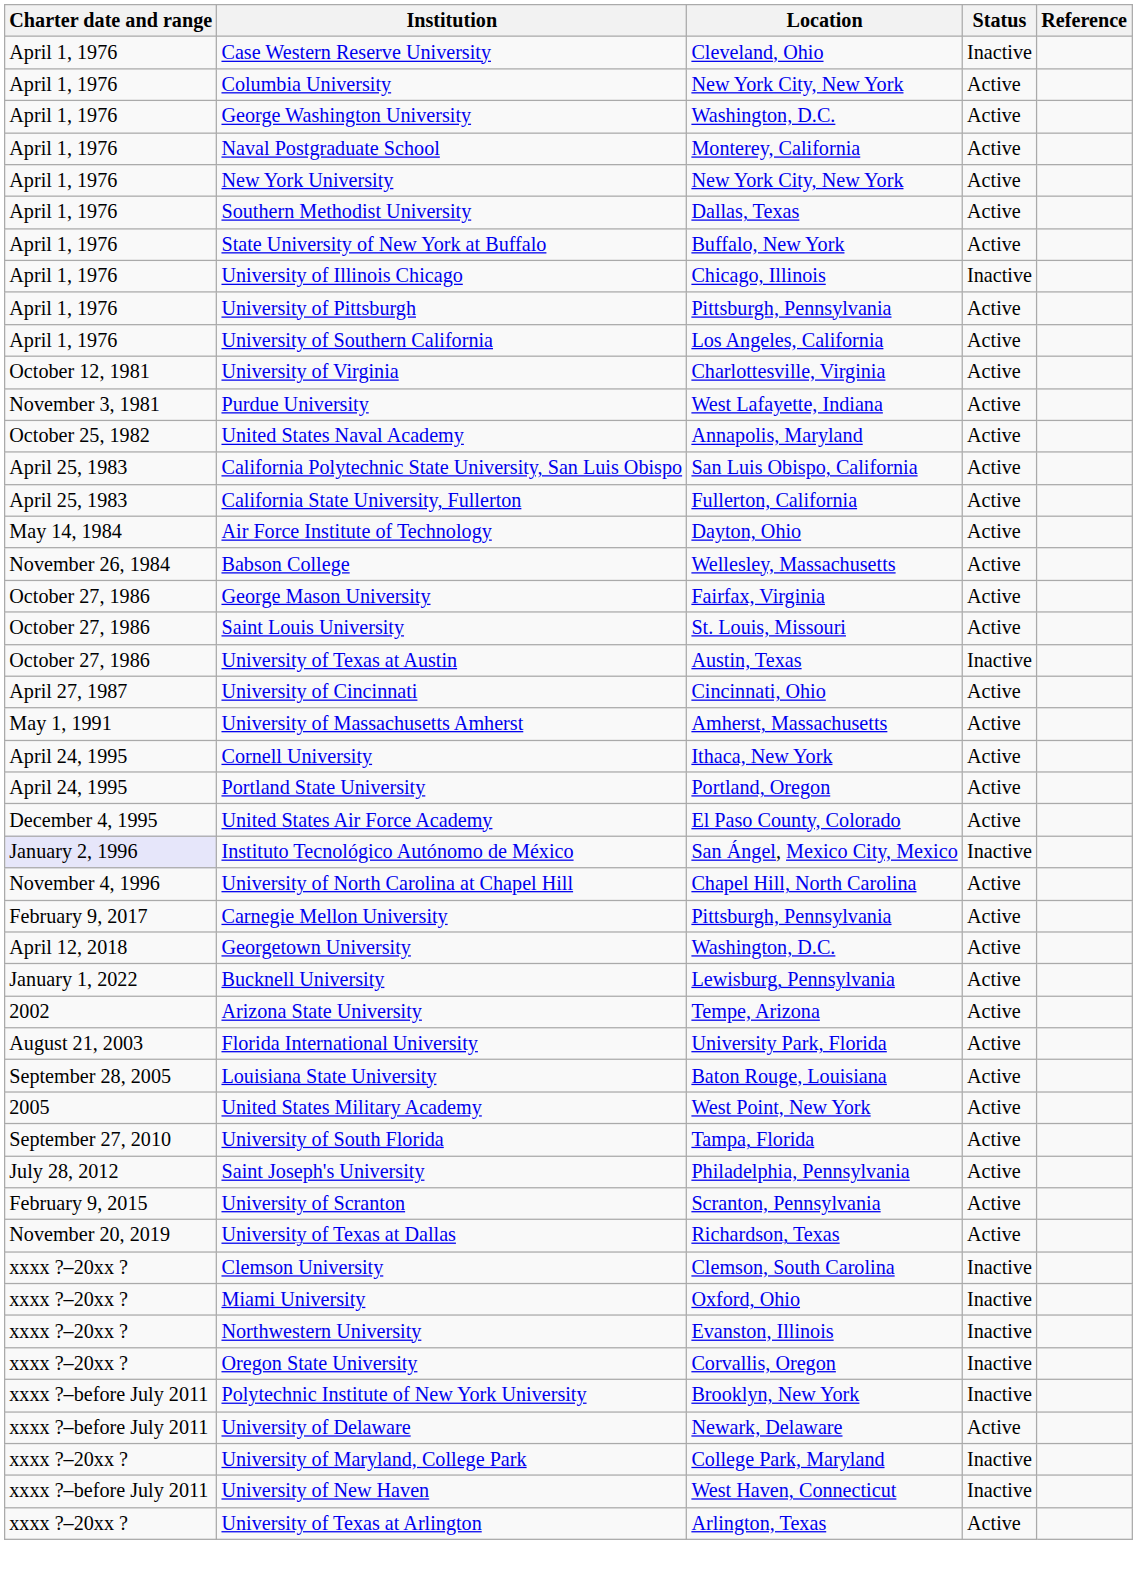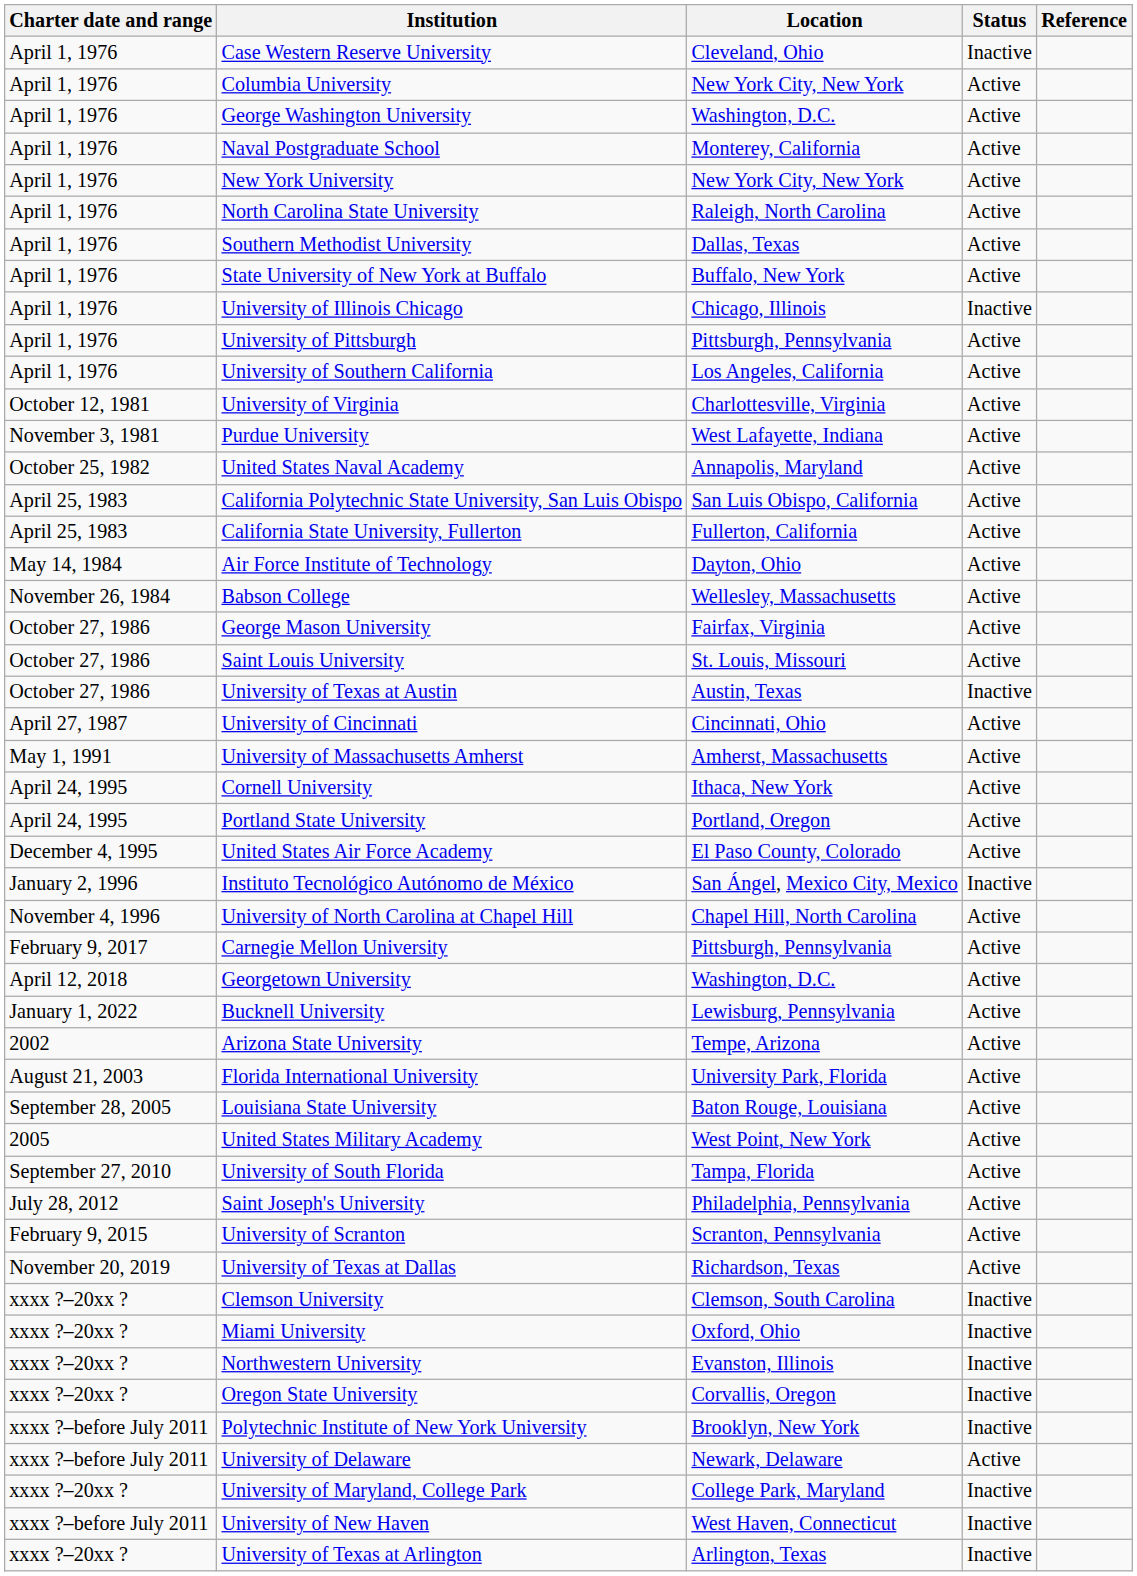+ row: (350, 212)
(73, 851) lavender background -> (73, 883) no background
(994, 1523) Active -> (999, 1555) Inactive
